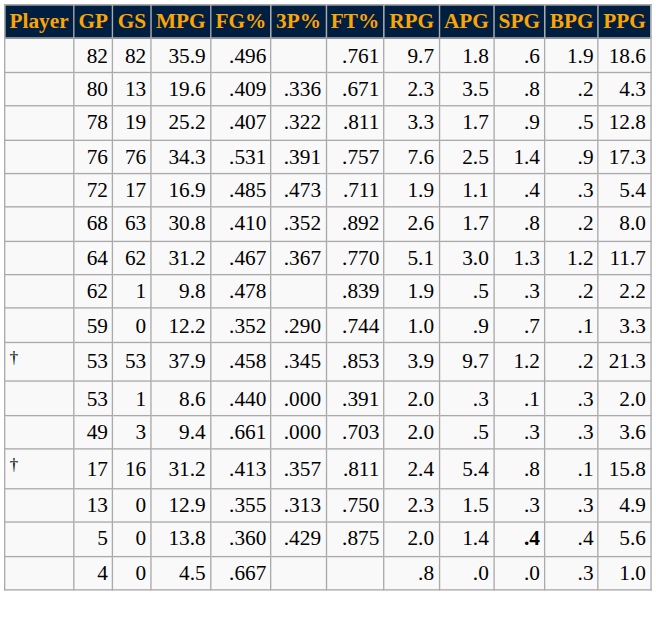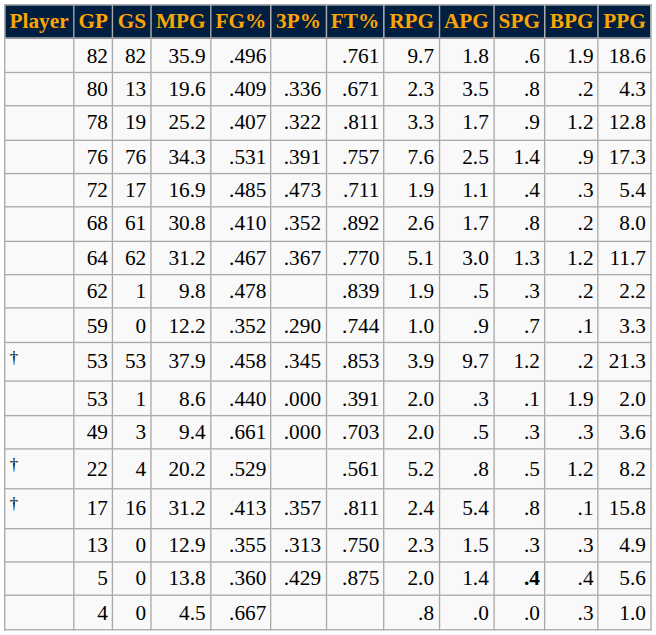(586, 122) .5 -> (580, 122) 1.2
(136, 223) 63 -> (136, 223) 61
(586, 398) .3 -> (580, 398) 1.9
+ row: (97, 468)
